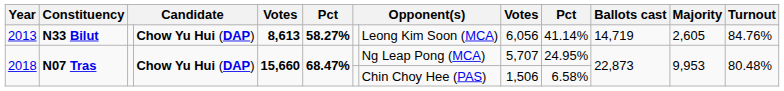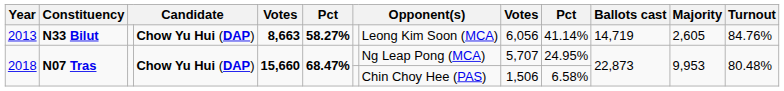(284, 35) 8,613 -> (284, 35) 8,663
